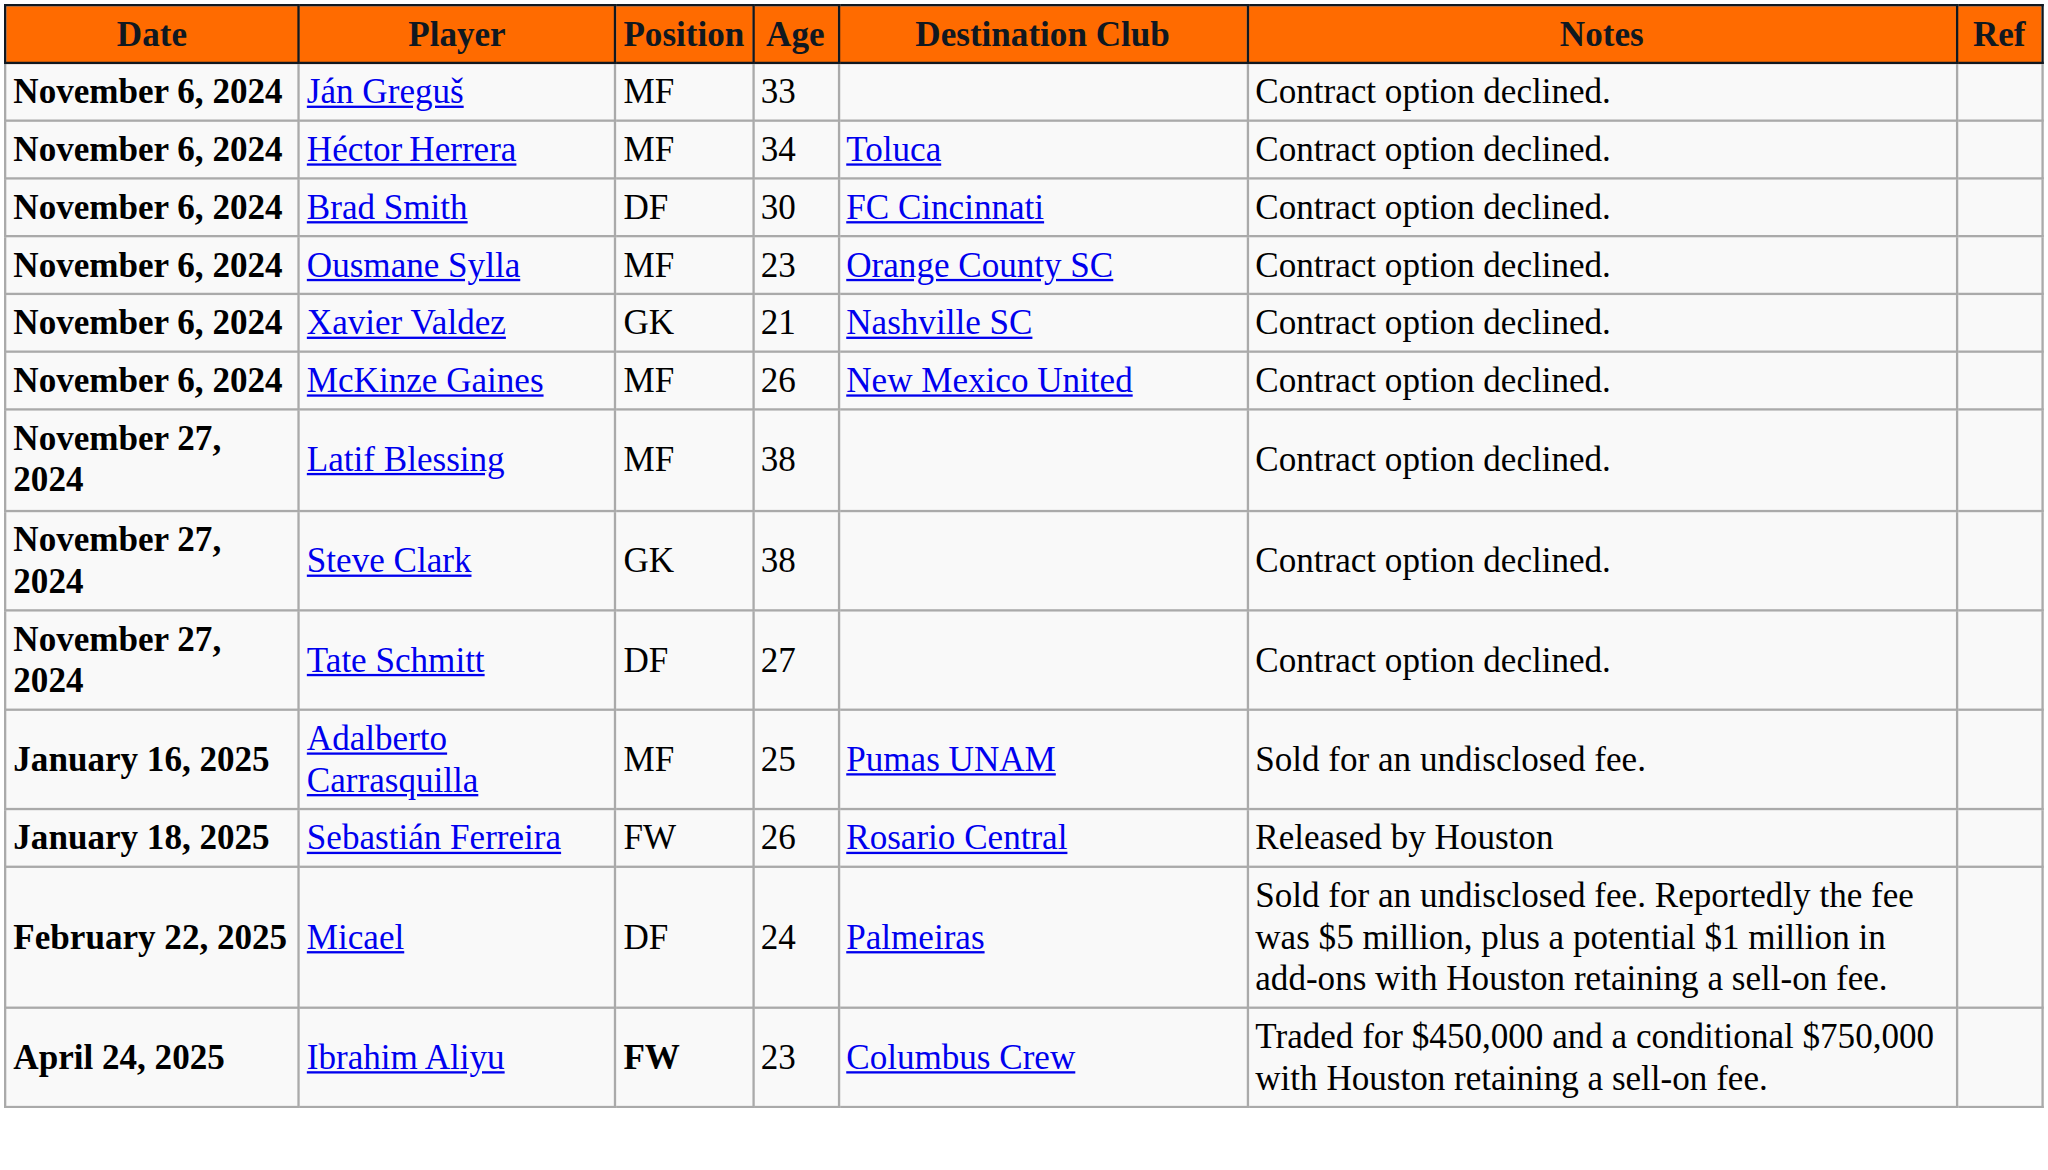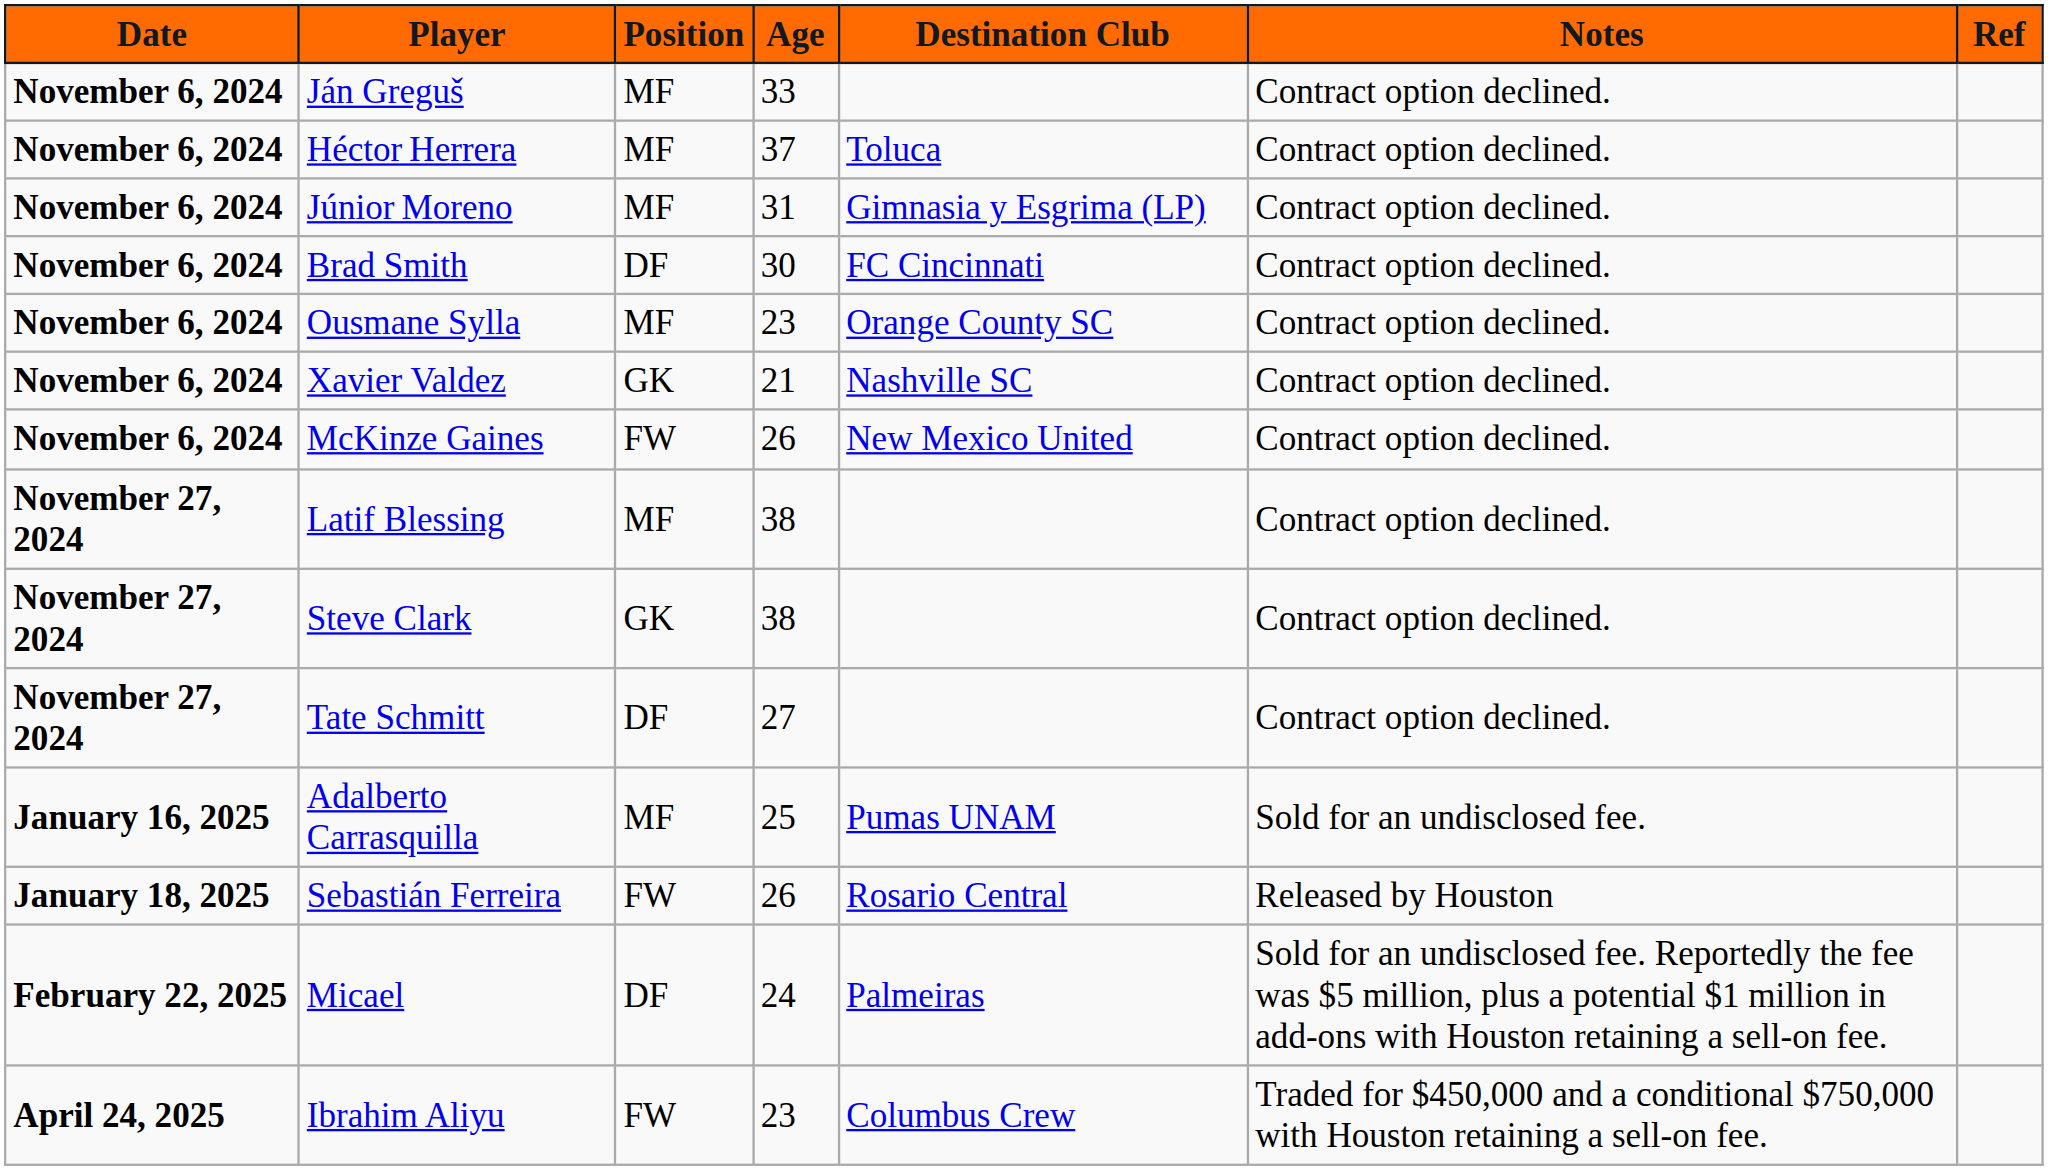(778, 149) 34 -> (778, 149) 37
+ row: (410, 207)
(649, 381) MF -> (650, 438) FW
(652, 1056) bold -> (650, 1114) normal
